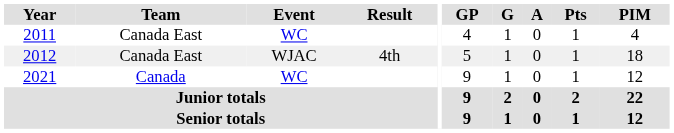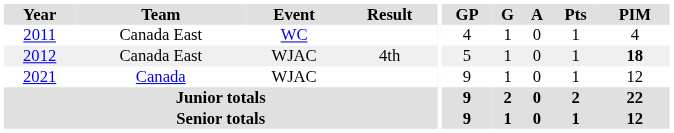(635, 55) normal -> (635, 55) bold
(294, 76) WC -> (294, 76) WJAC
